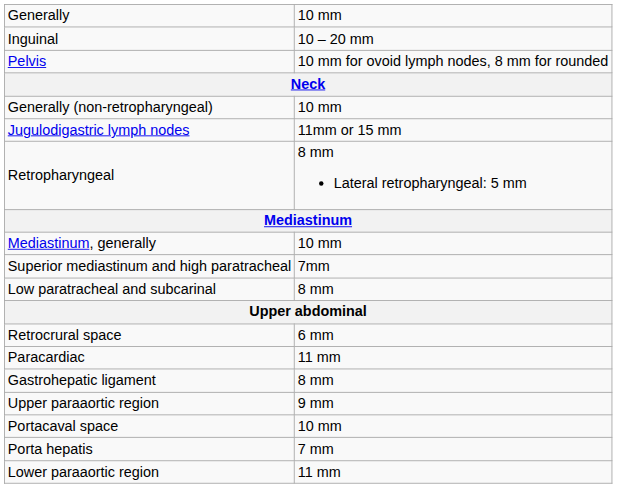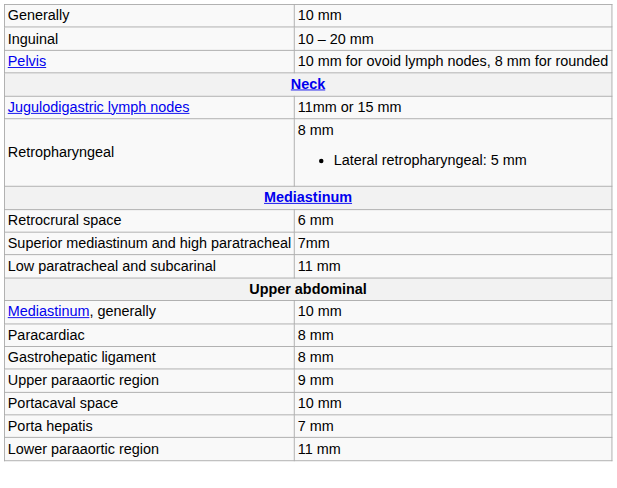- row: (110, 107)
rows swapped: (82, 243) <-> (65, 334)
(316, 289) 8 mm -> (319, 266) 11 mm
(319, 357) 11 mm -> (316, 334) 8 mm
